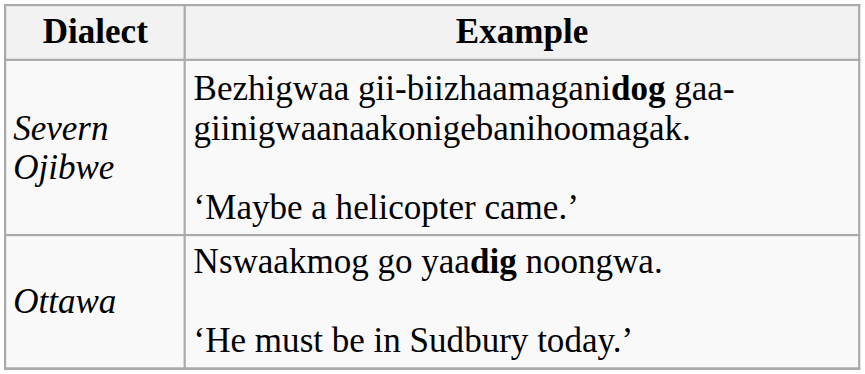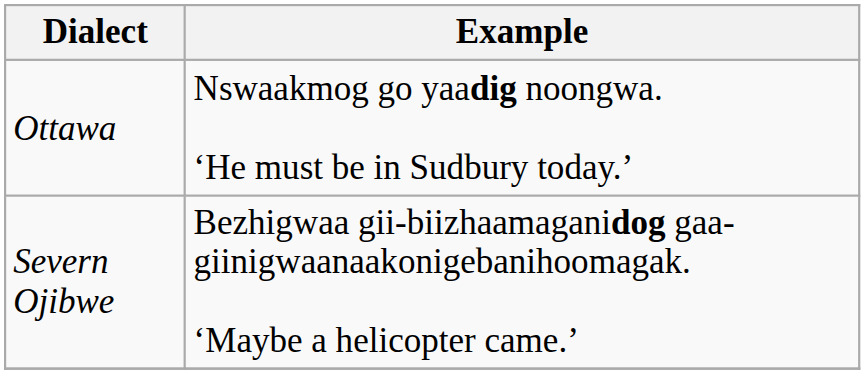rows swapped: (65, 301) <-> (64, 146)
